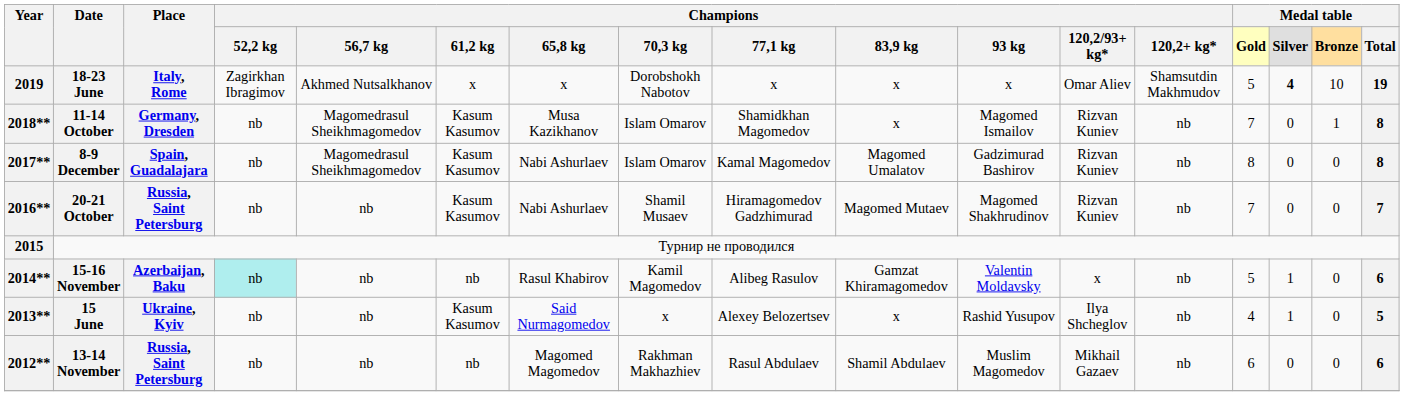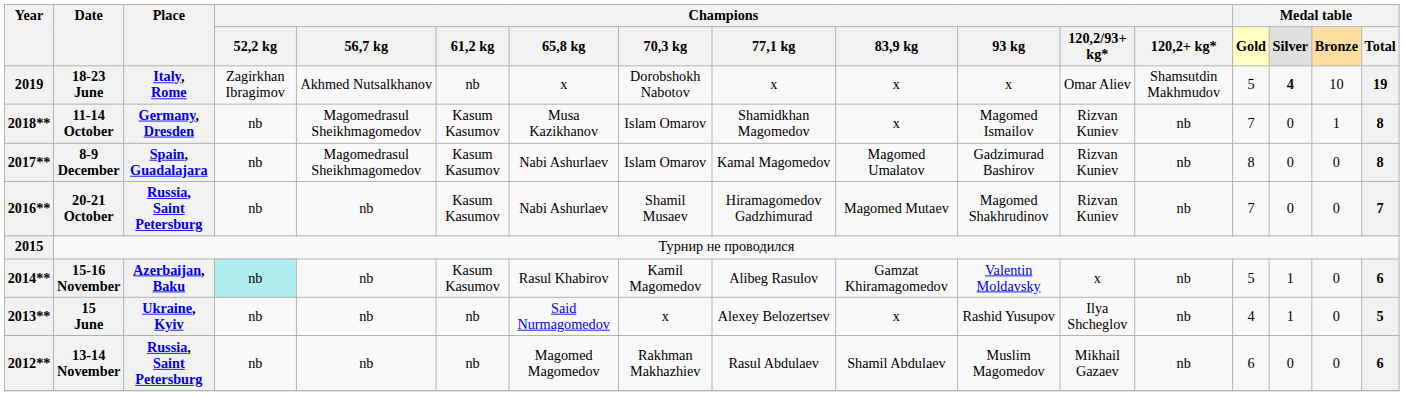(473, 84) х -> (473, 84) nb
(473, 278) nb -> (472, 278) Kasum Kasumov
(472, 316) Kasum Kasumov -> (473, 316) nb
